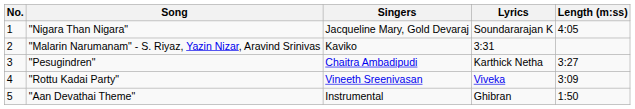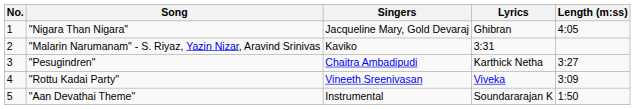(513, 29) Soundararajan K -> (493, 29) Ghibran
(493, 96) Ghibran -> (513, 96) Soundararajan K
